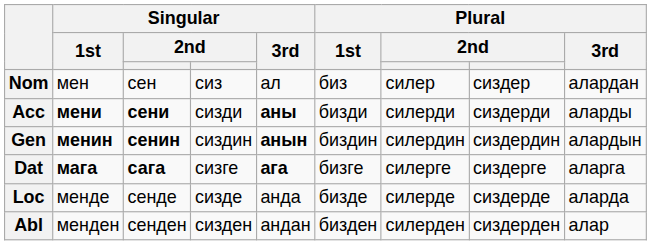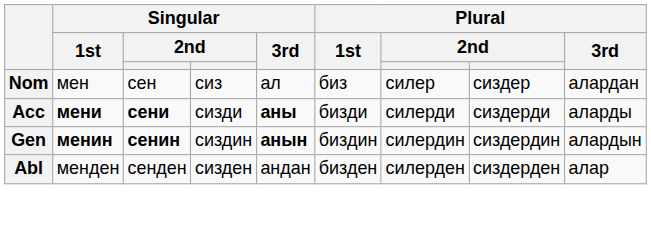- row: (29, 169)
- row: (29, 197)
